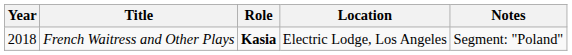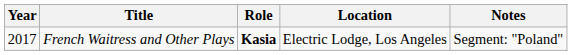(22, 38) 2018 -> (22, 38) 2017
